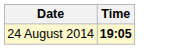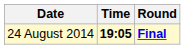+ column: (157, 14)
